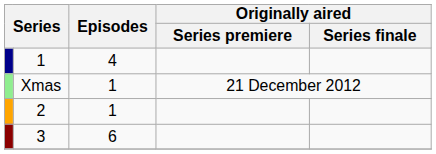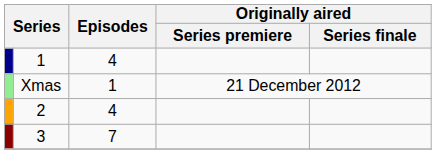(113, 111) 1 -> (113, 111) 4
(113, 136) 6 -> (113, 136) 7
